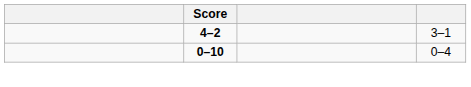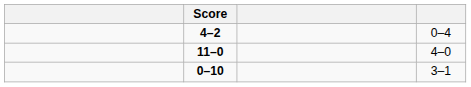(441, 33) 3–1 -> (441, 33) 0–4
+ row: (210, 52)
(441, 52) 0–4 -> (441, 71) 3–1
